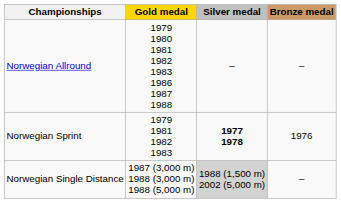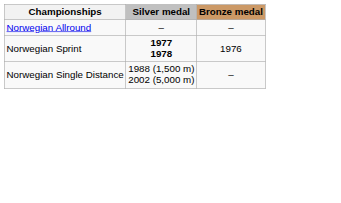- column: (161, 12)
(232, 179) lightgrey background -> (161, 75) no background
